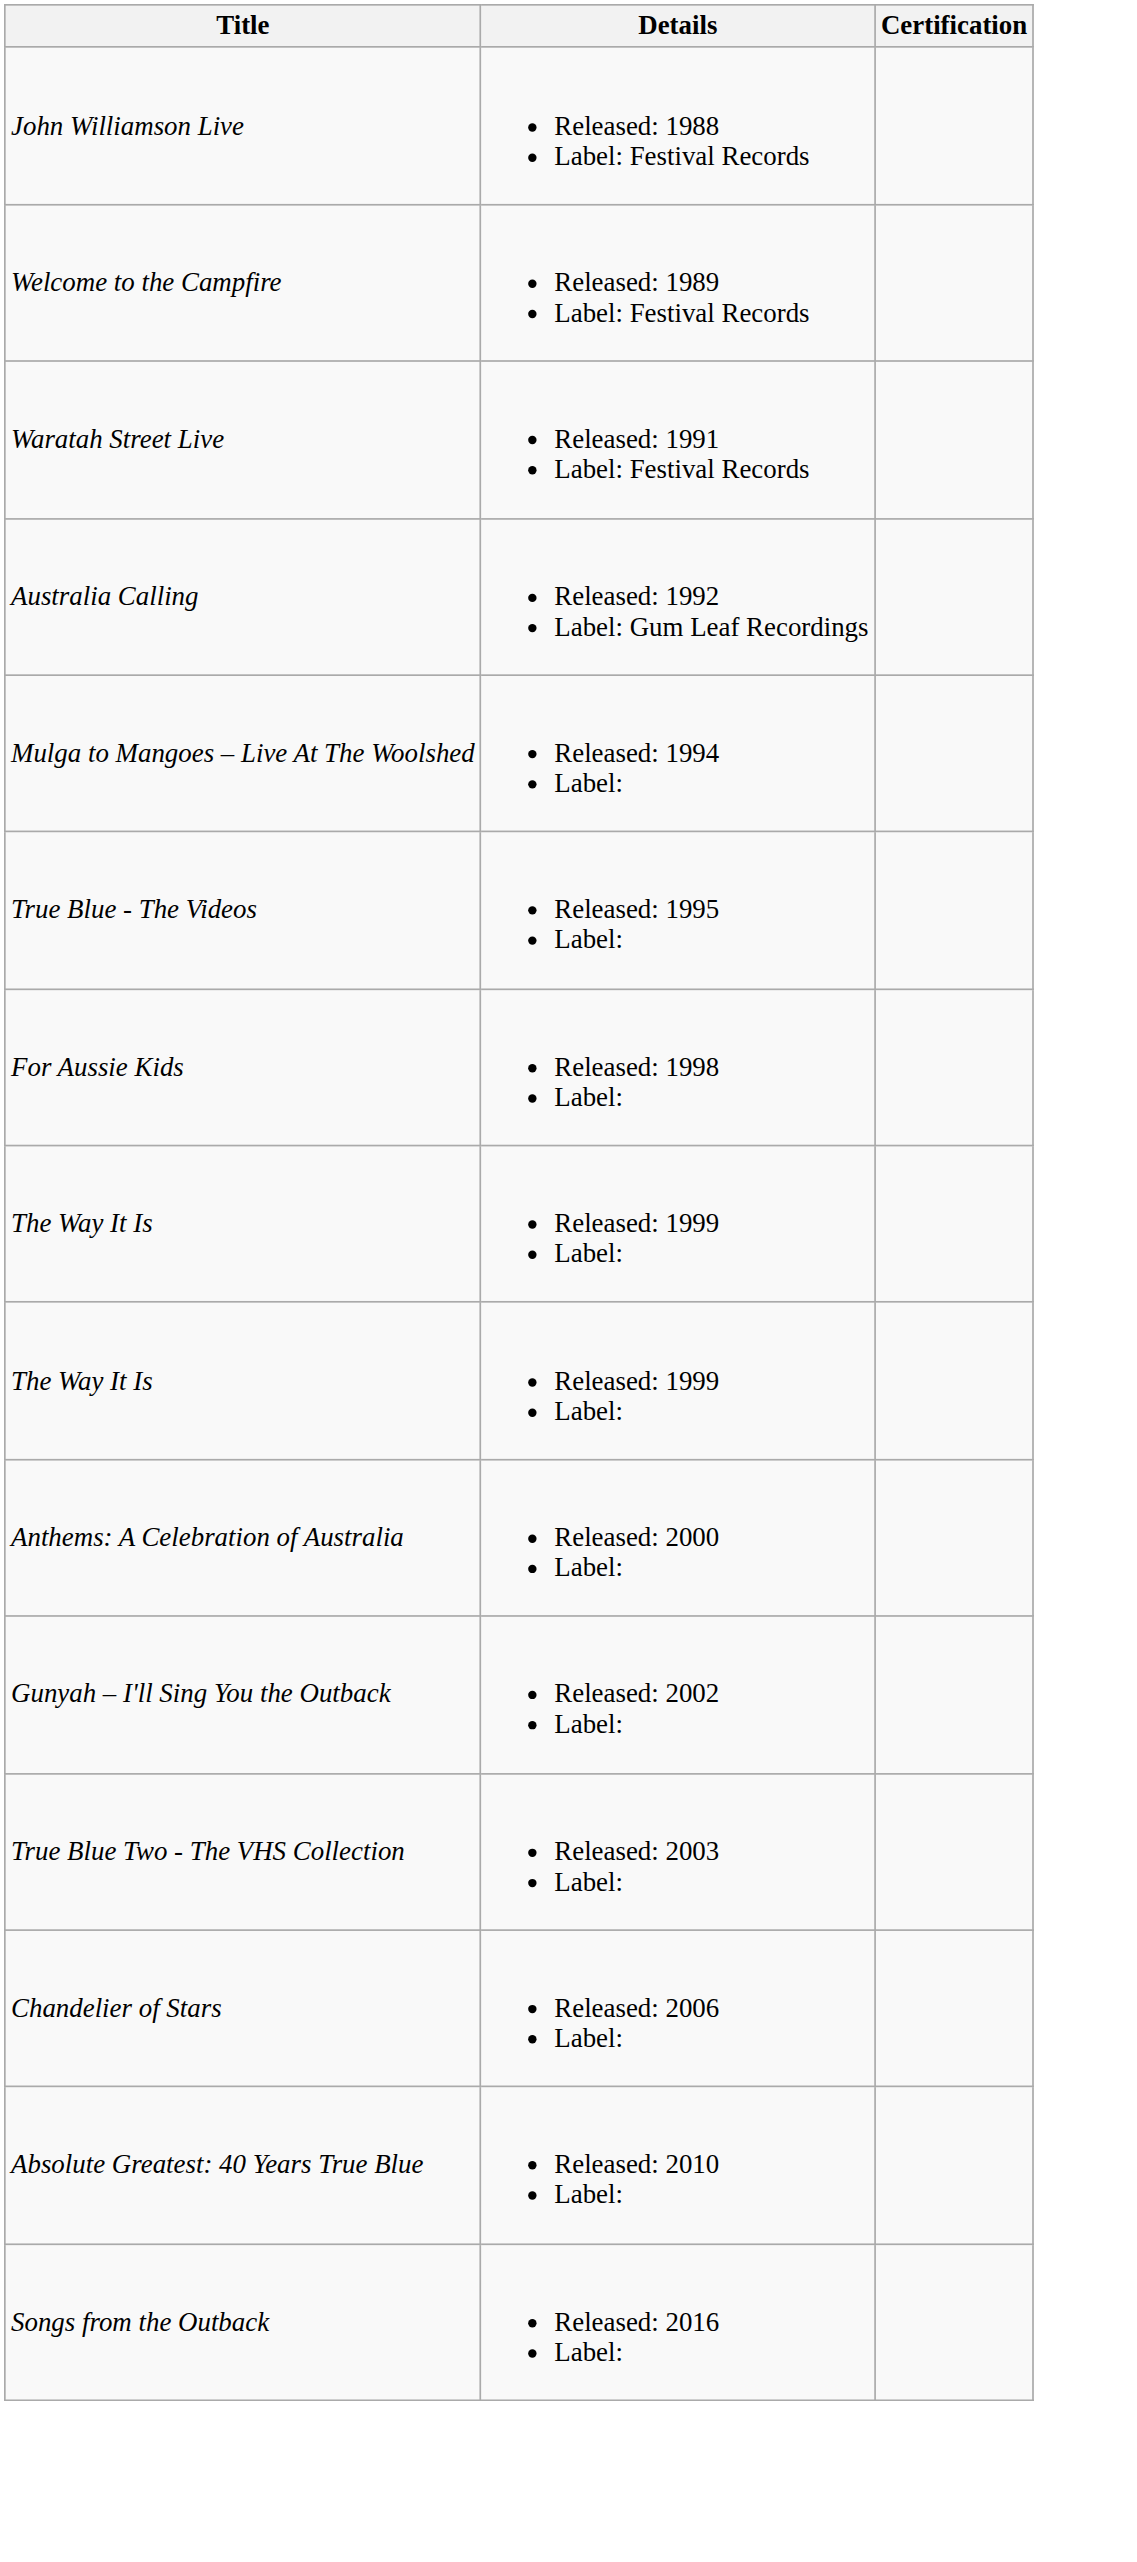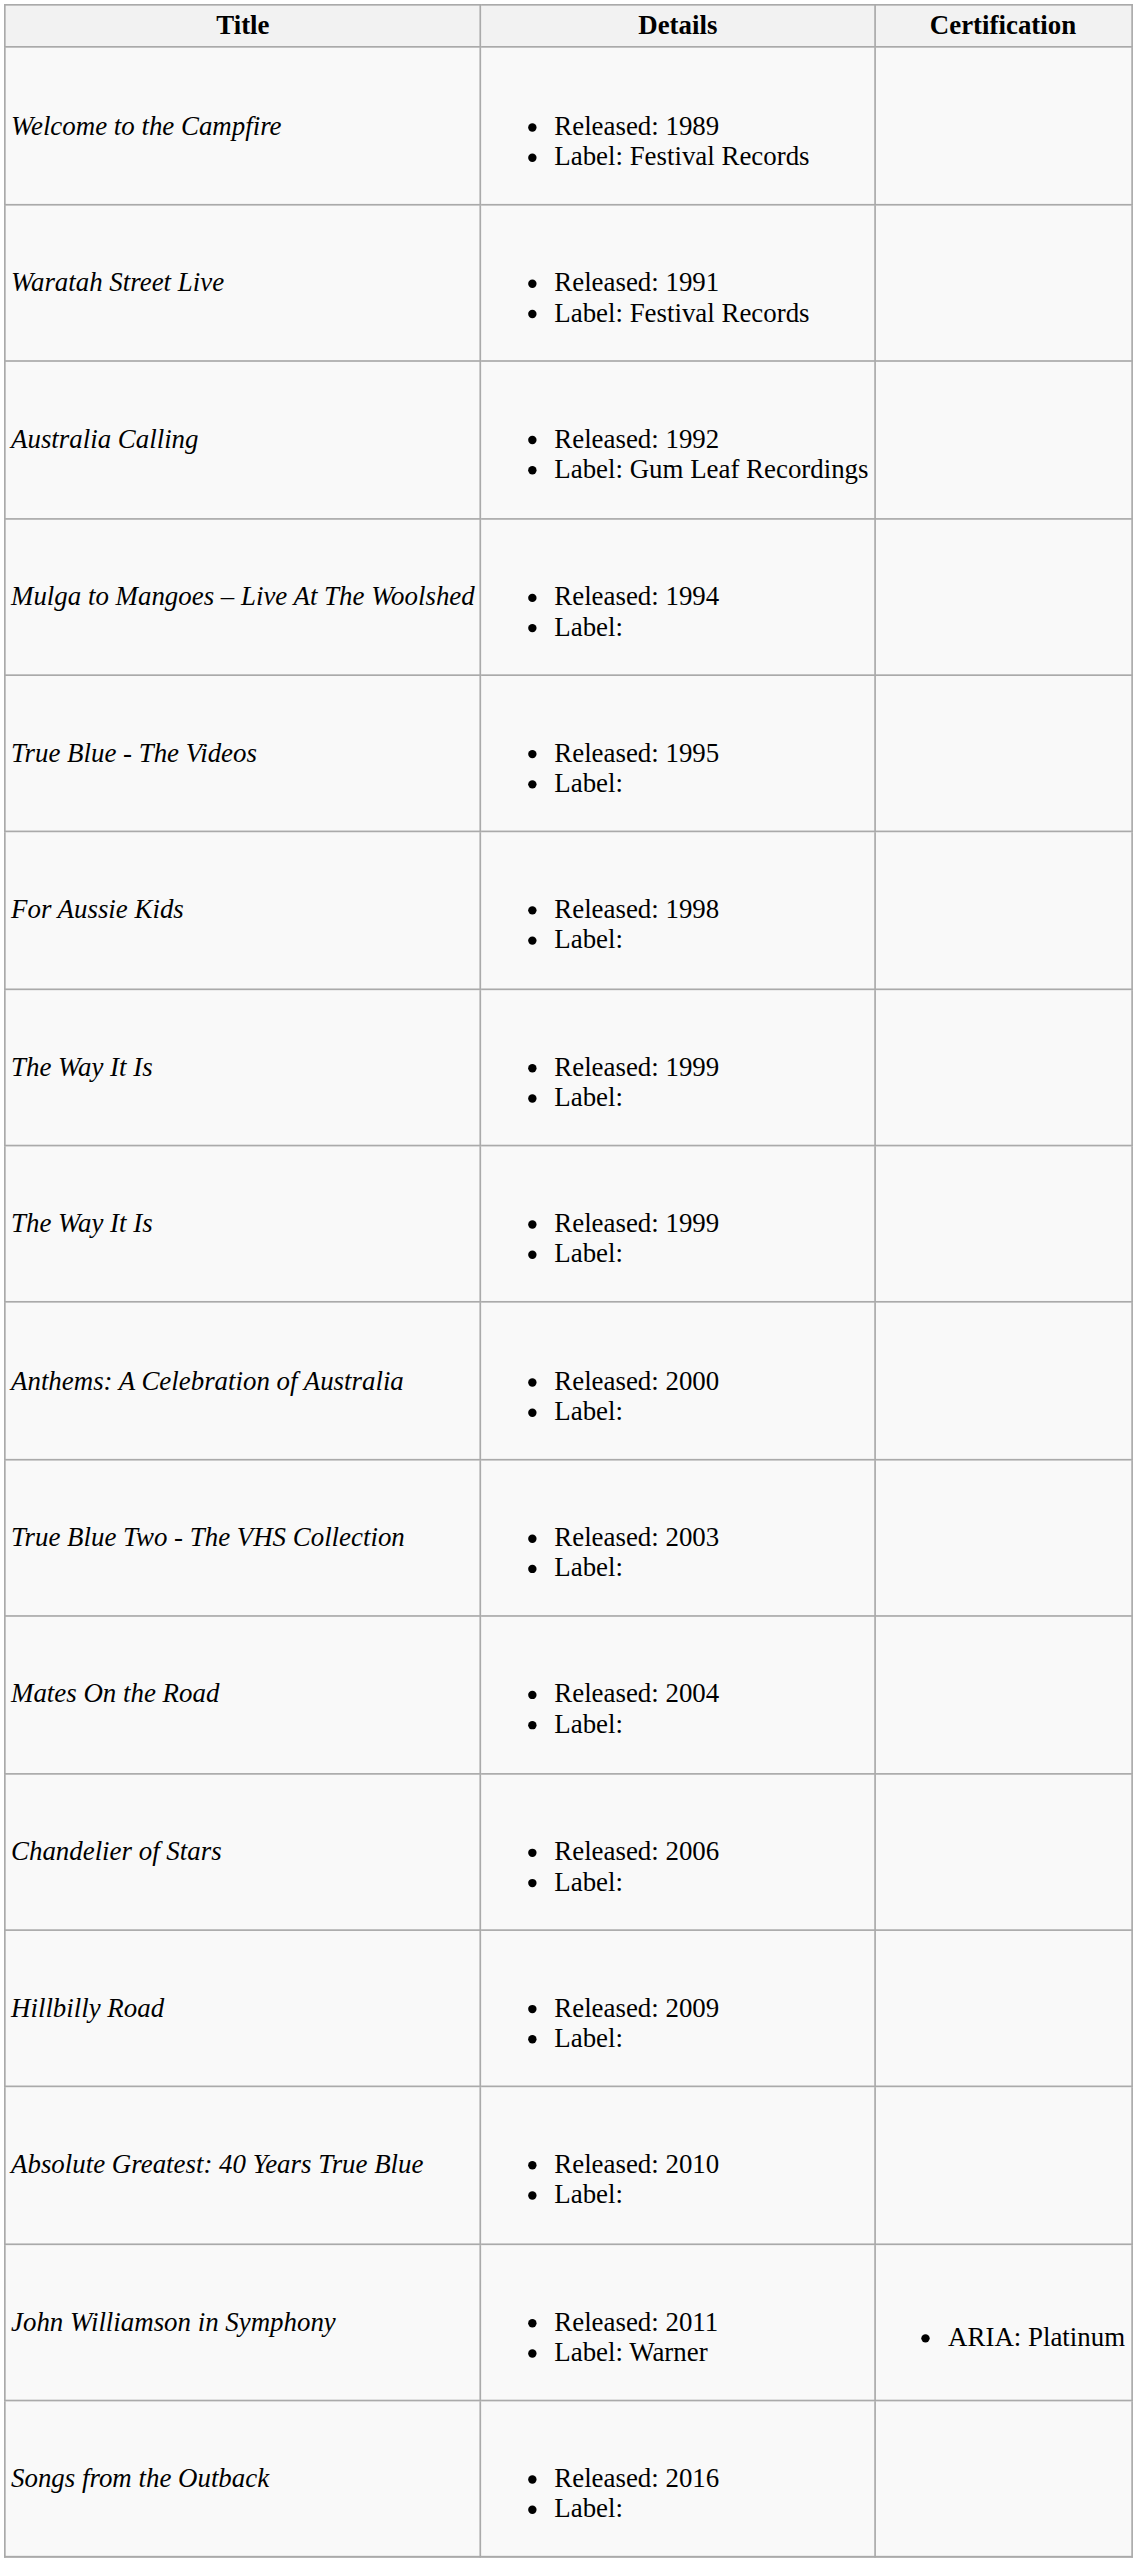- row: (128, 125)
- row: (201, 1694)
+ row: (115, 1694)
+ row: (88, 2008)
+ row: (173, 2321)
